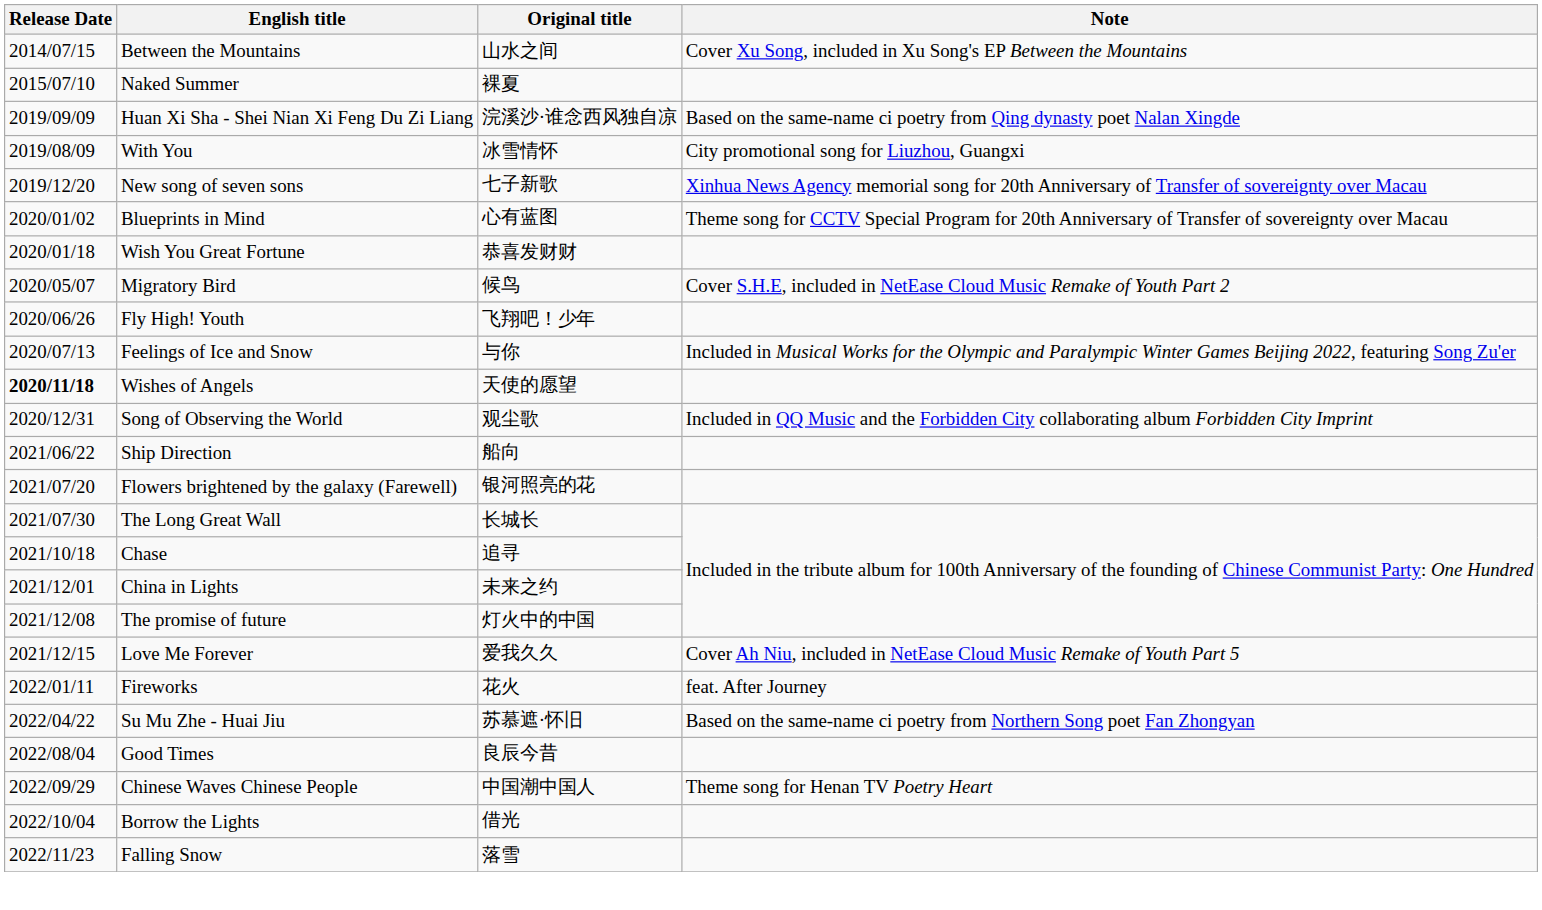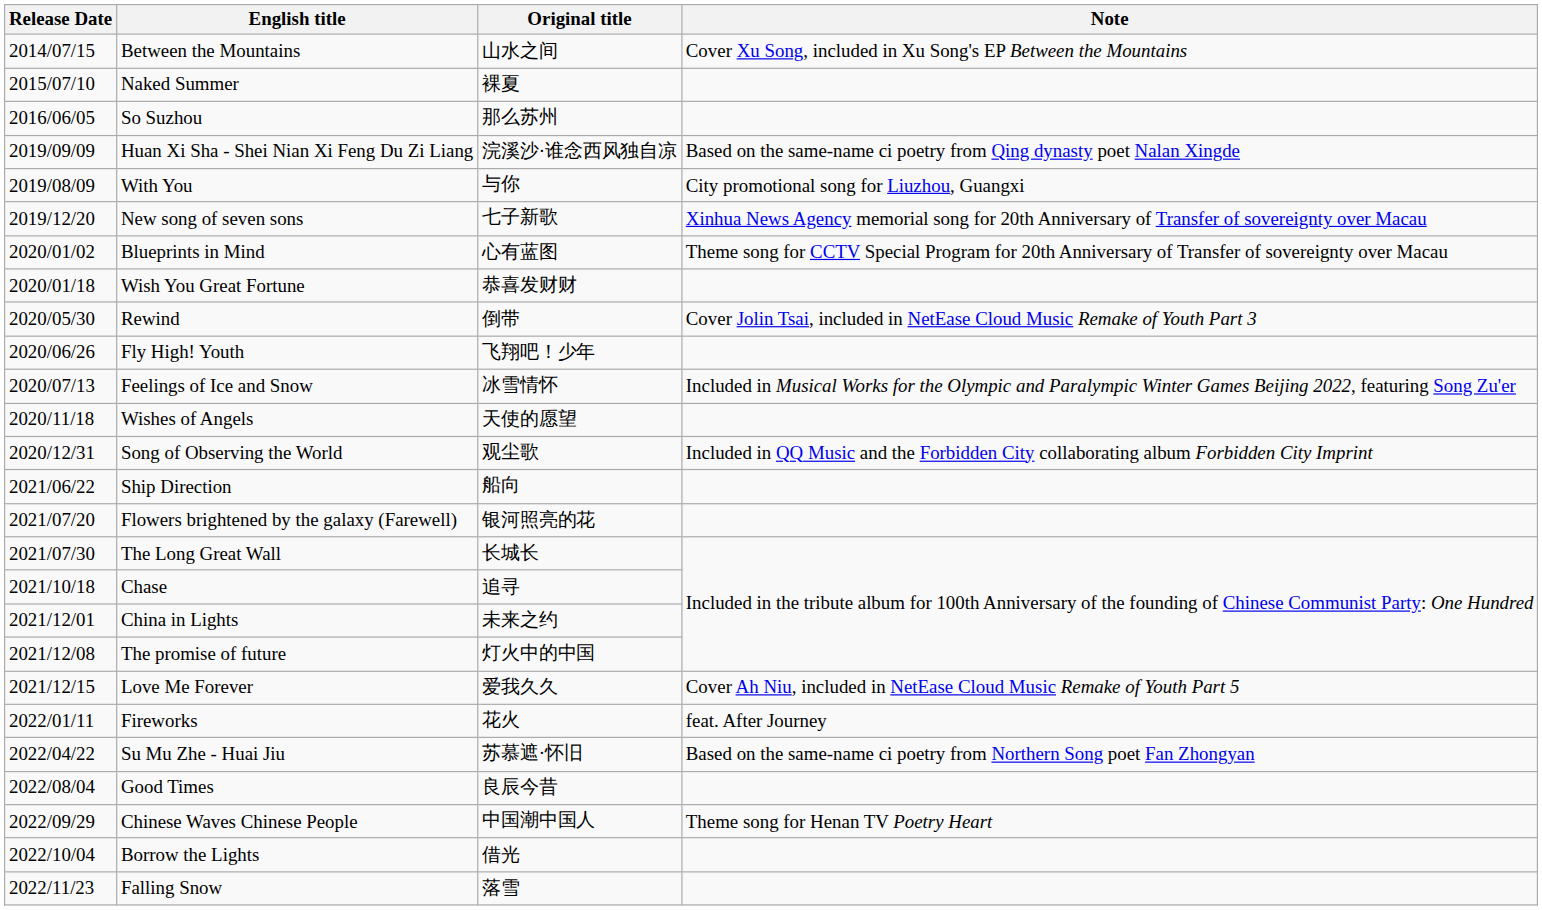+ row: (162, 118)
(520, 151) 冰雪情怀 -> (501, 184) 与你
- row: (178, 285)
+ row: (150, 319)
(501, 351) 与你 -> (520, 385) 冰雪情怀
(51, 386) bold -> (52, 419) normal
